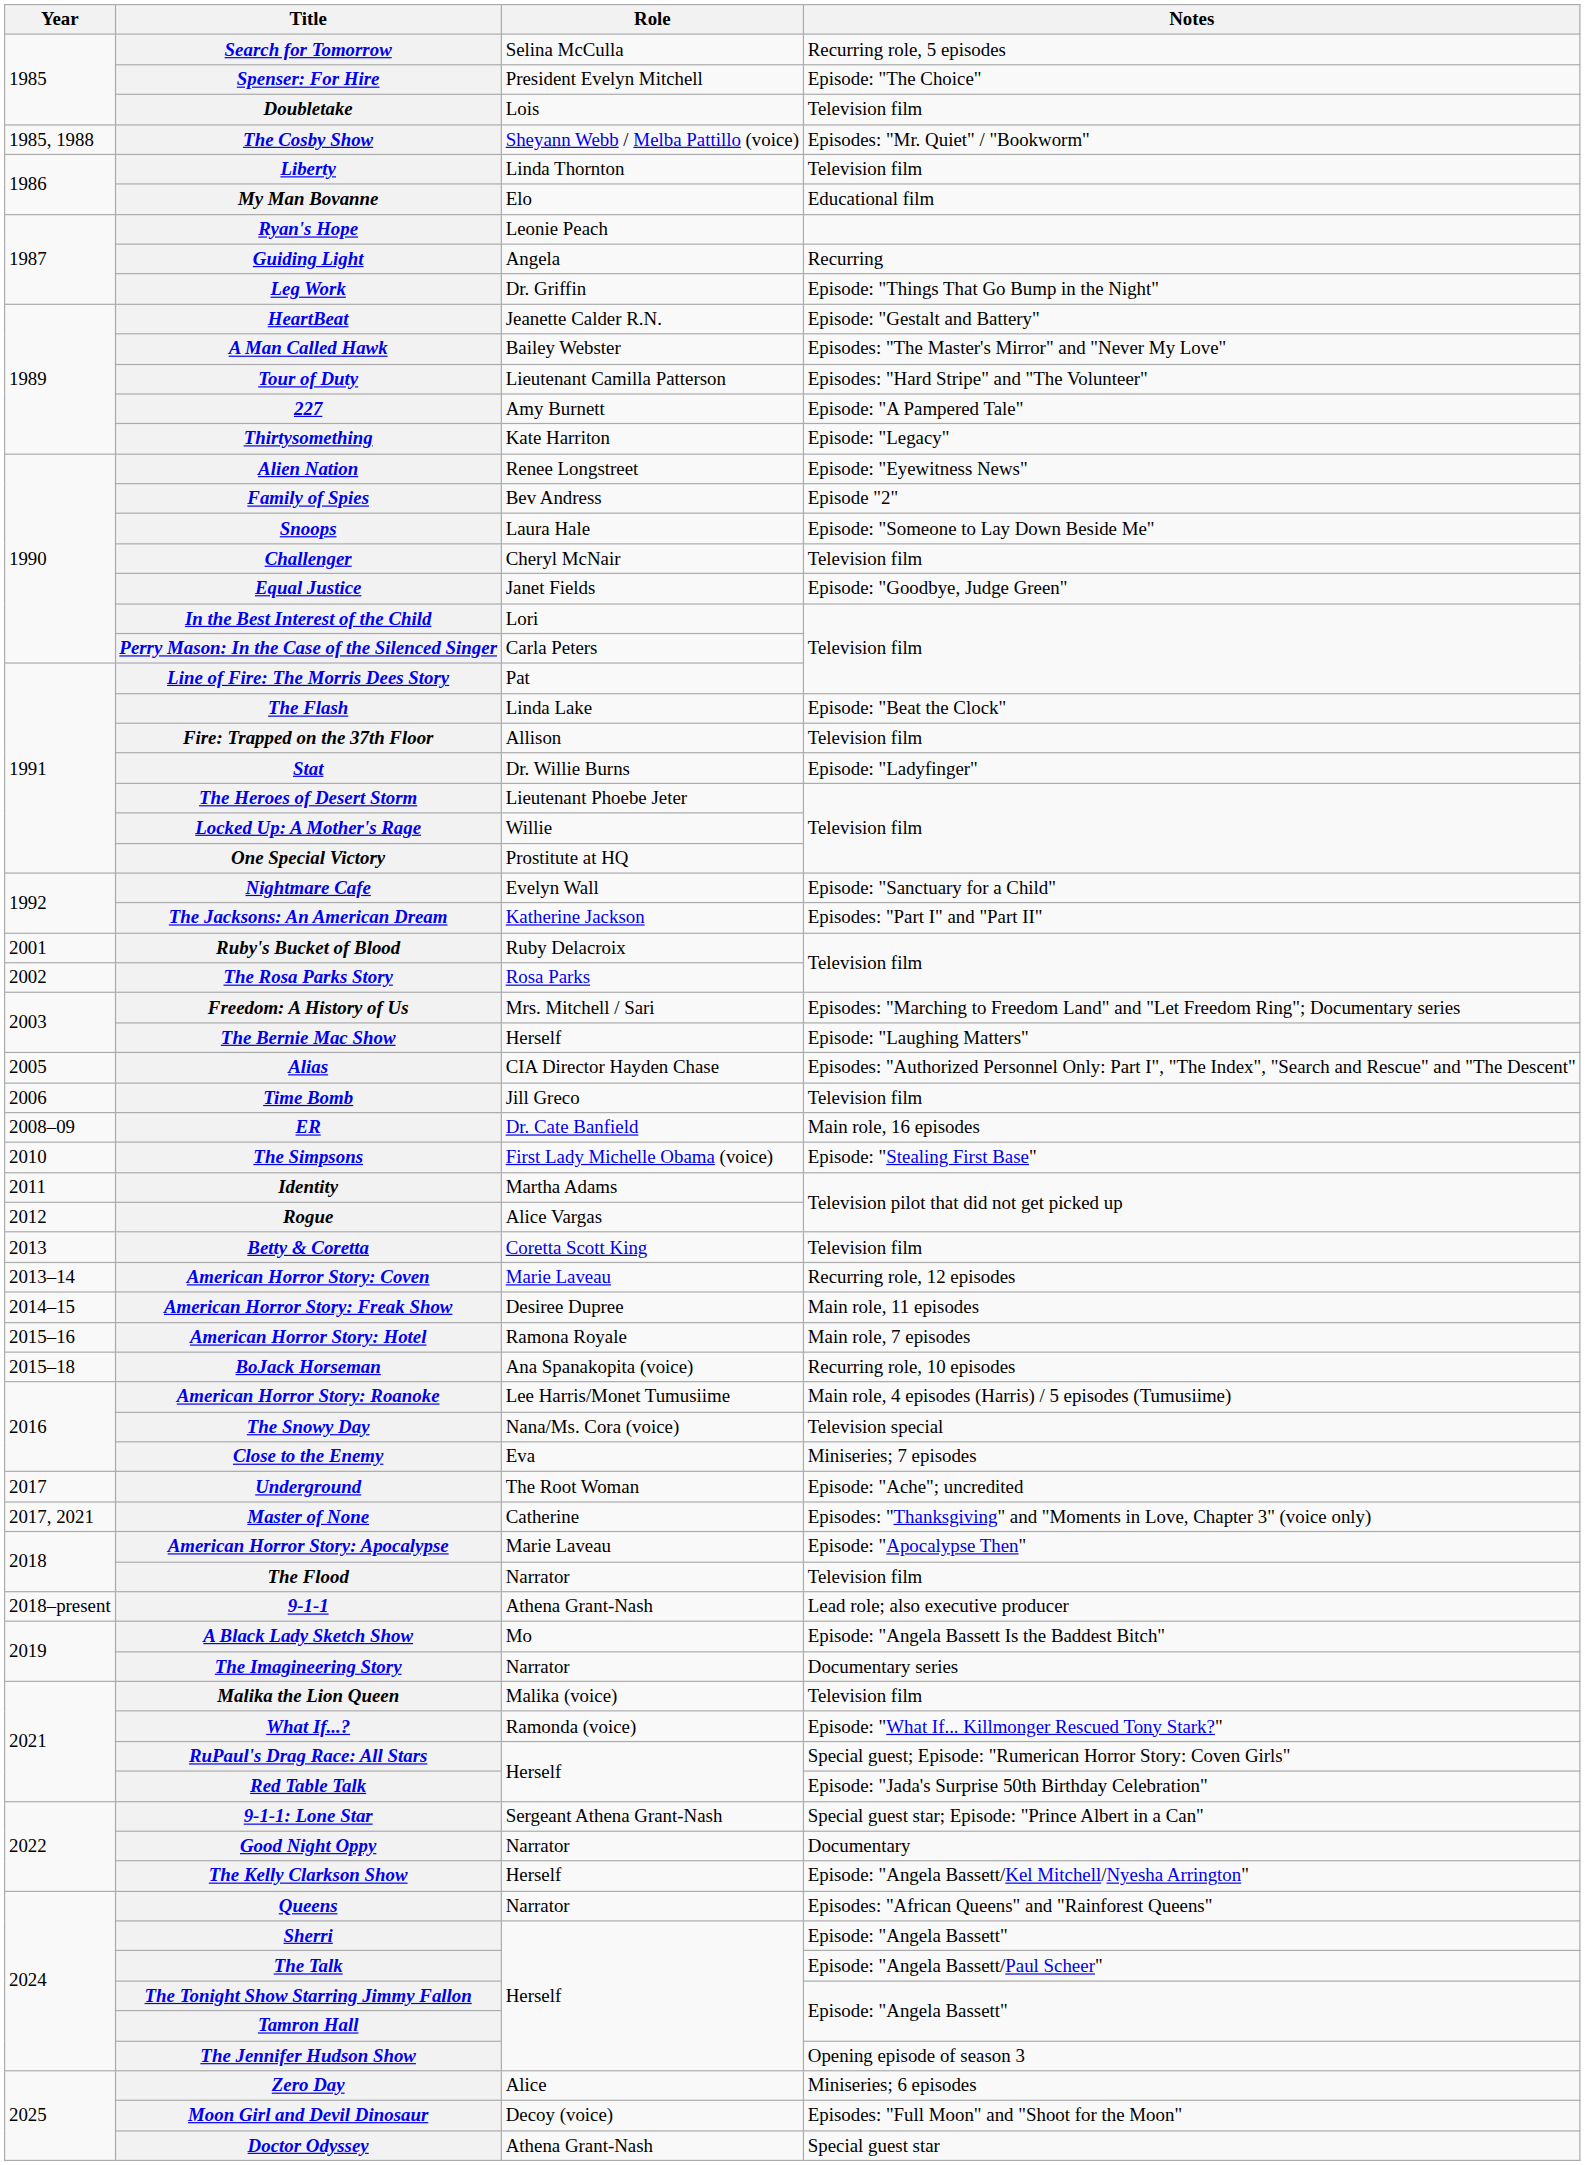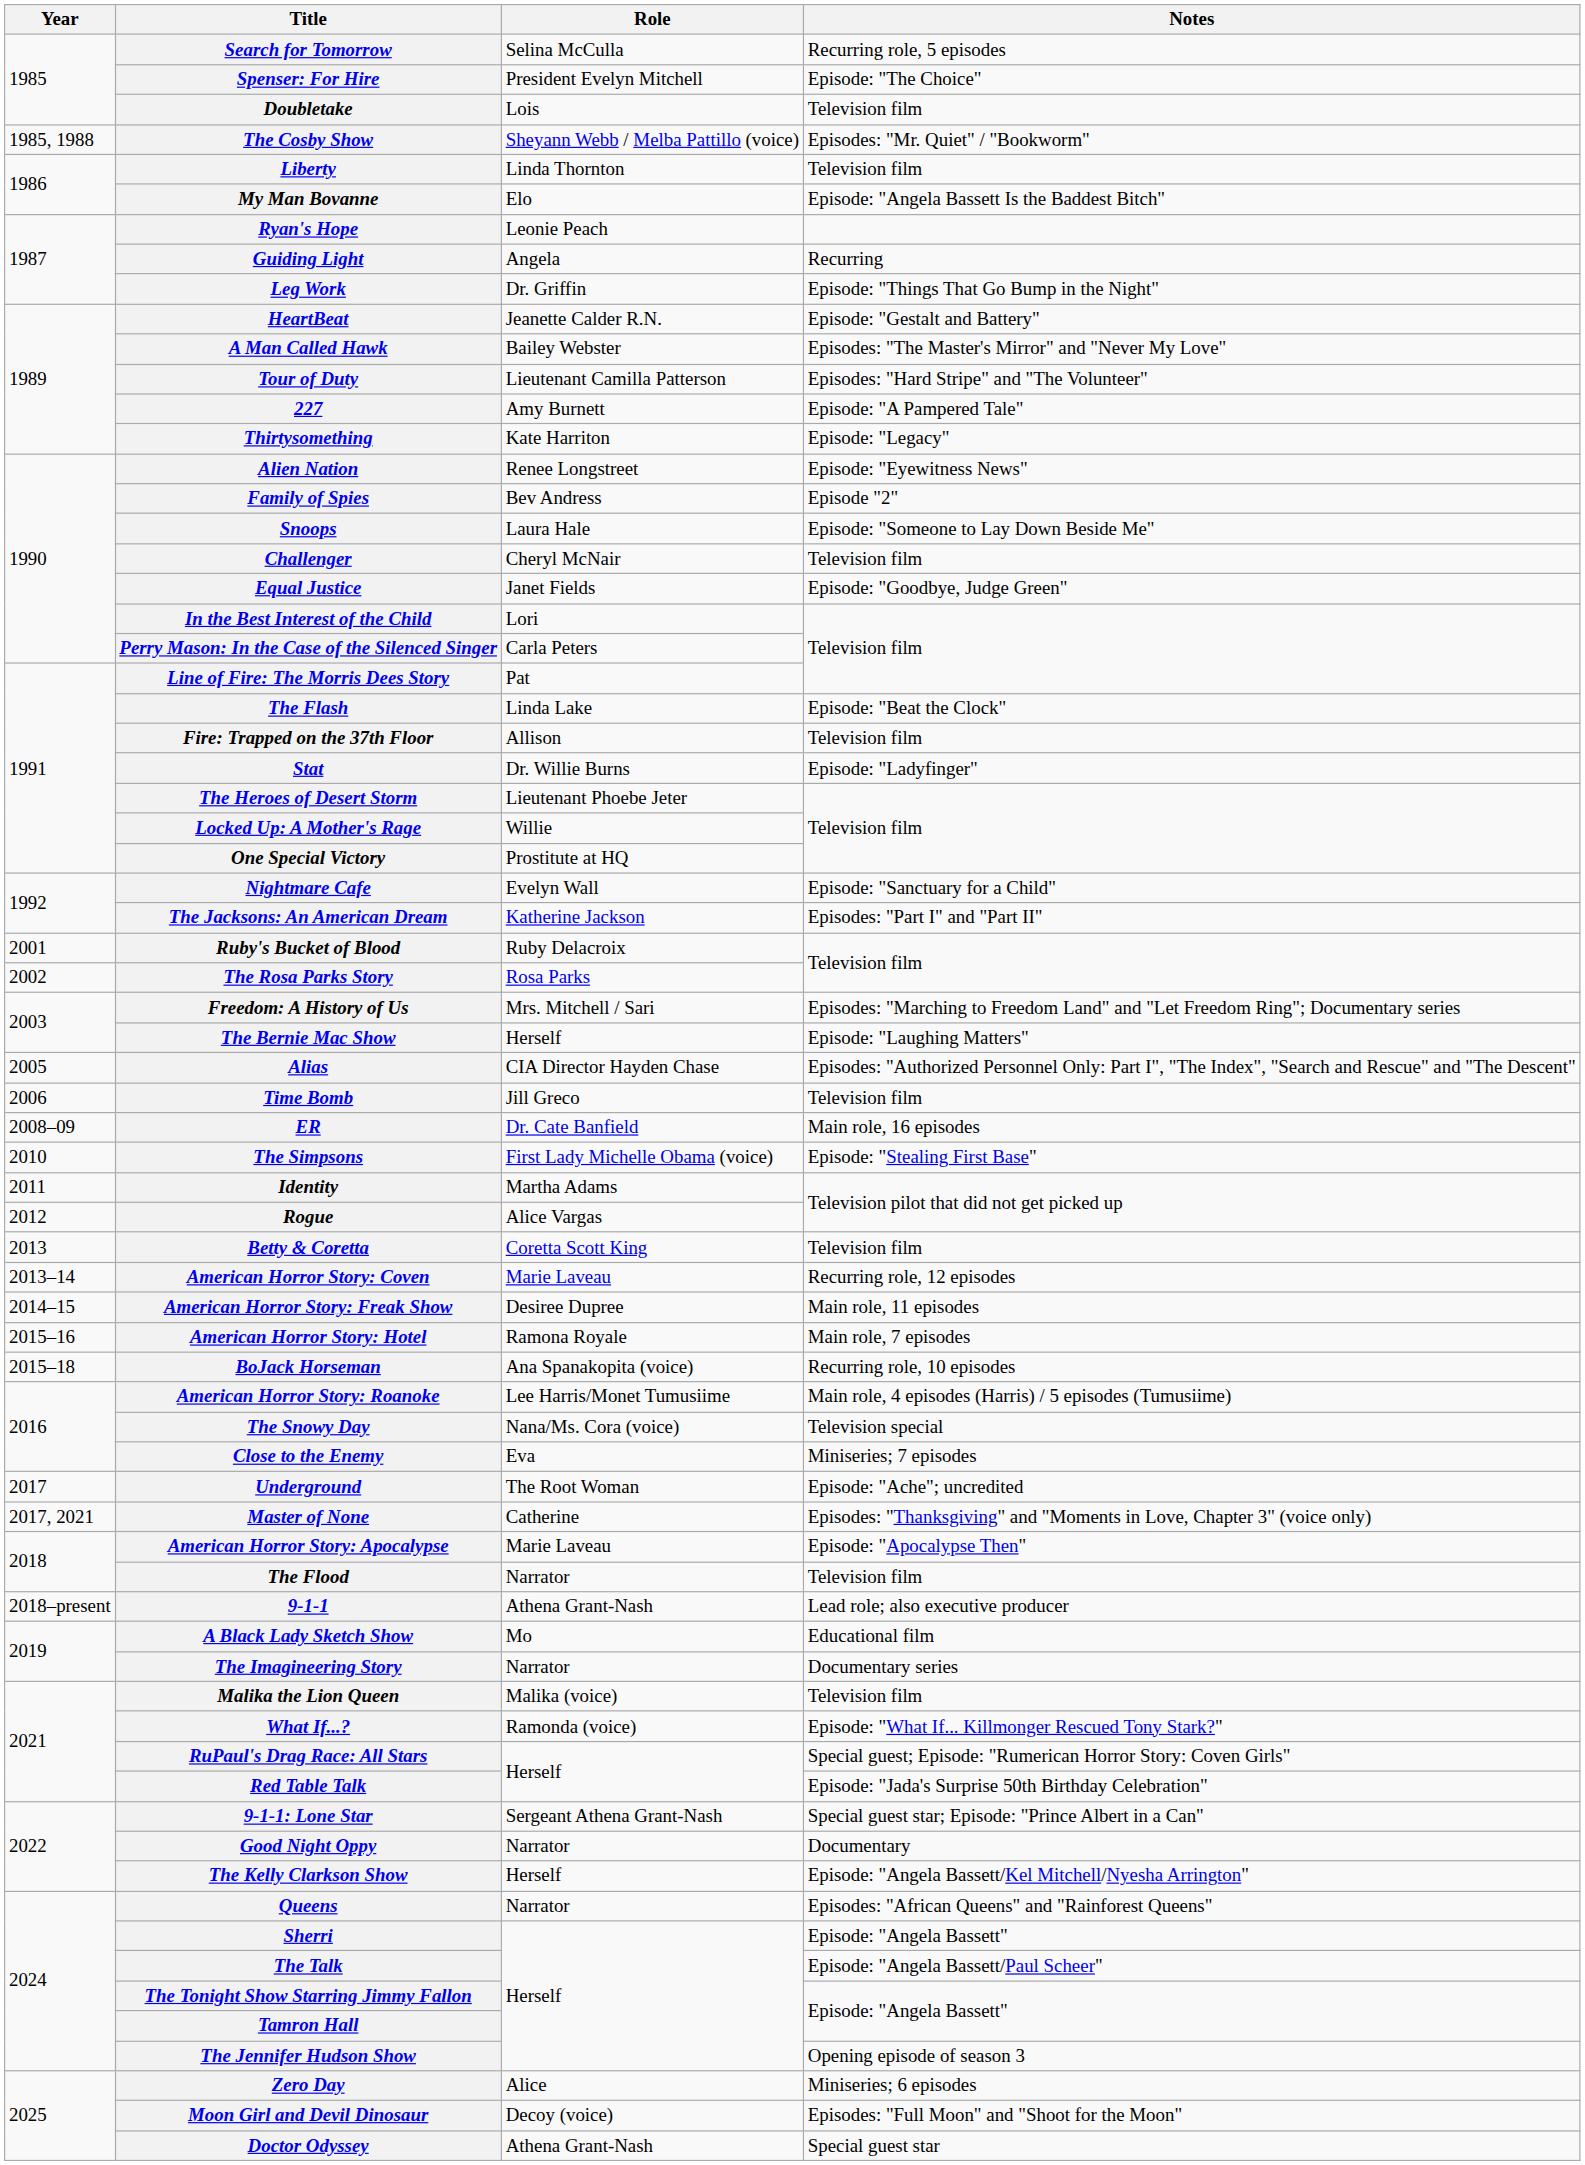(871, 199) Educational film -> (986, 199) Episode: "Angela Bassett Is the Baddest Bitch"
(986, 1636) Episode: "Angela Bassett Is the Baddest Bitch" -> (871, 1636) Educational film
